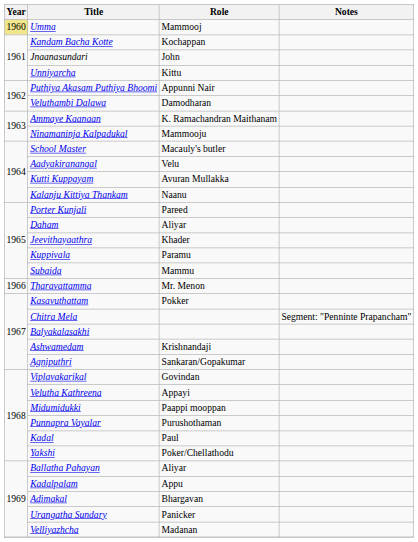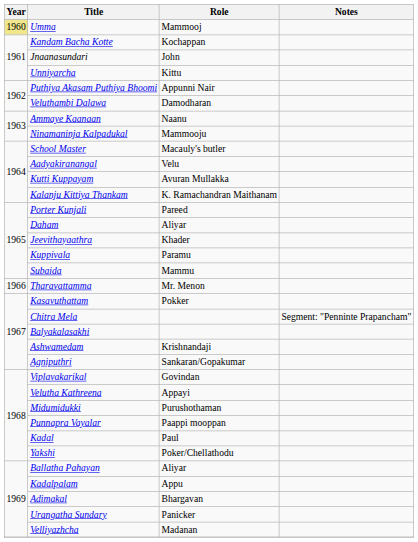(219, 118) K. Ramachandran Maithanam -> (174, 118) Naanu
(174, 194) Naanu -> (219, 194) K. Ramachandran Maithanam
(194, 407) Paappi mooppan -> (191, 407) Purushothaman
(191, 423) Purushothaman -> (194, 423) Paappi mooppan
